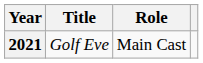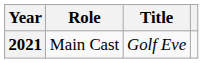columns swapped: (79, 17) <-> (151, 17)
